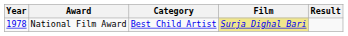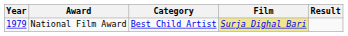(16, 25) 1978 -> (16, 25) 1979
